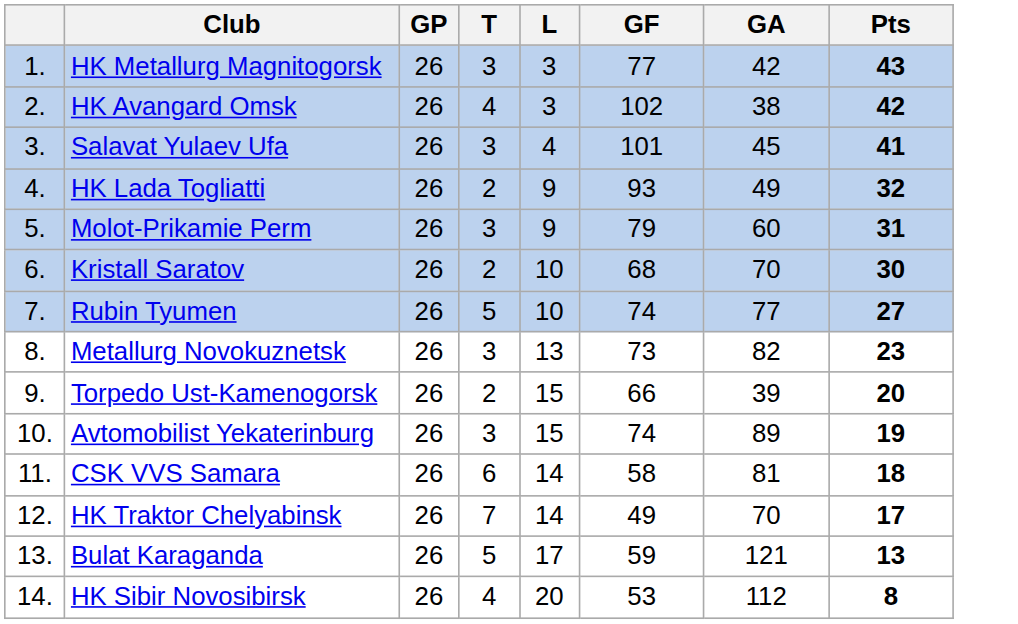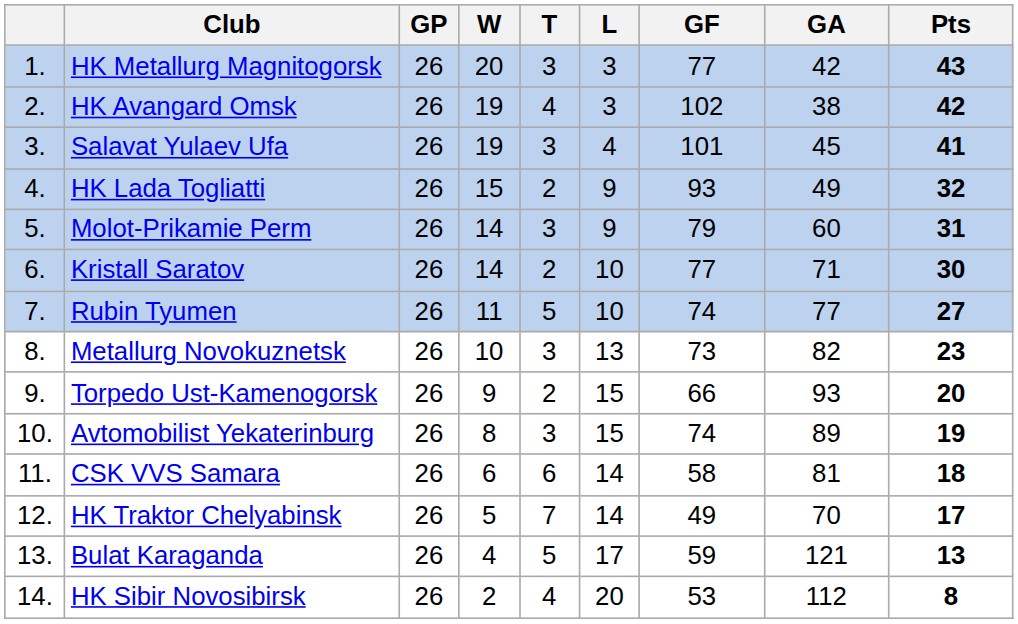+ column: (489, 24)
(642, 270) 68 -> (702, 270) 77
(766, 270) 70 -> (826, 270) 71
(766, 392) 39 -> (826, 392) 93
